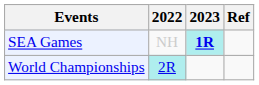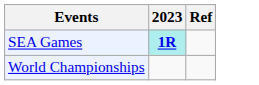- column: (167, 17)
